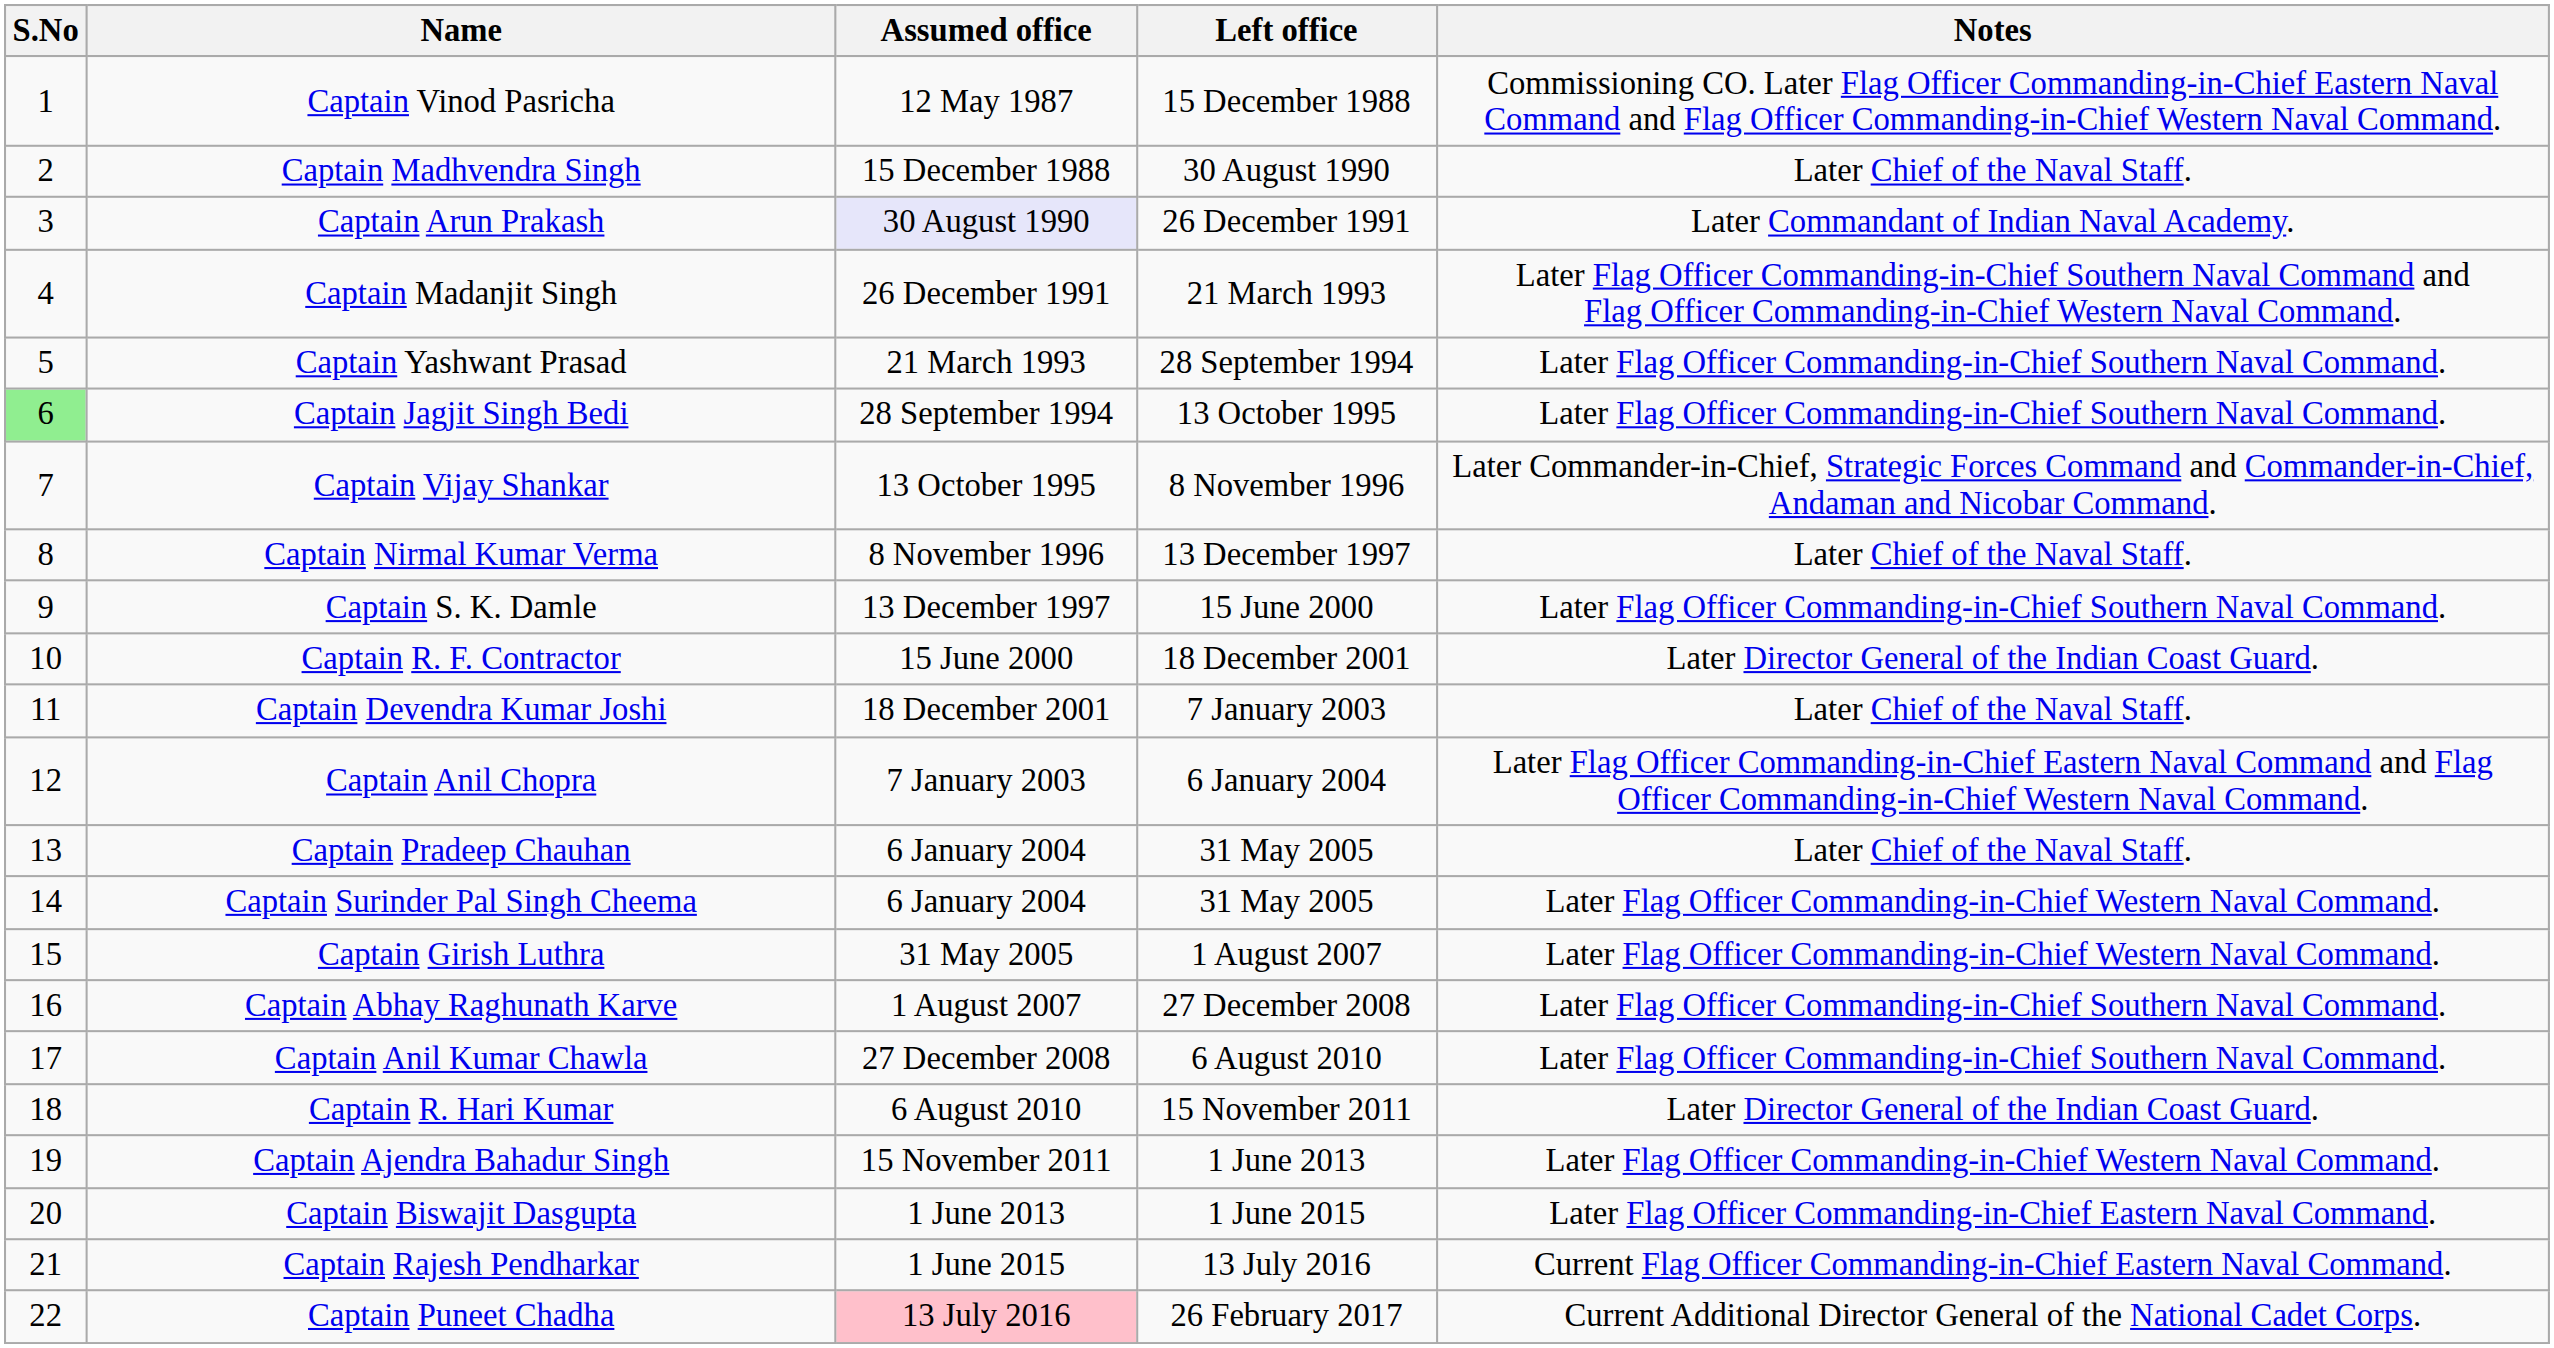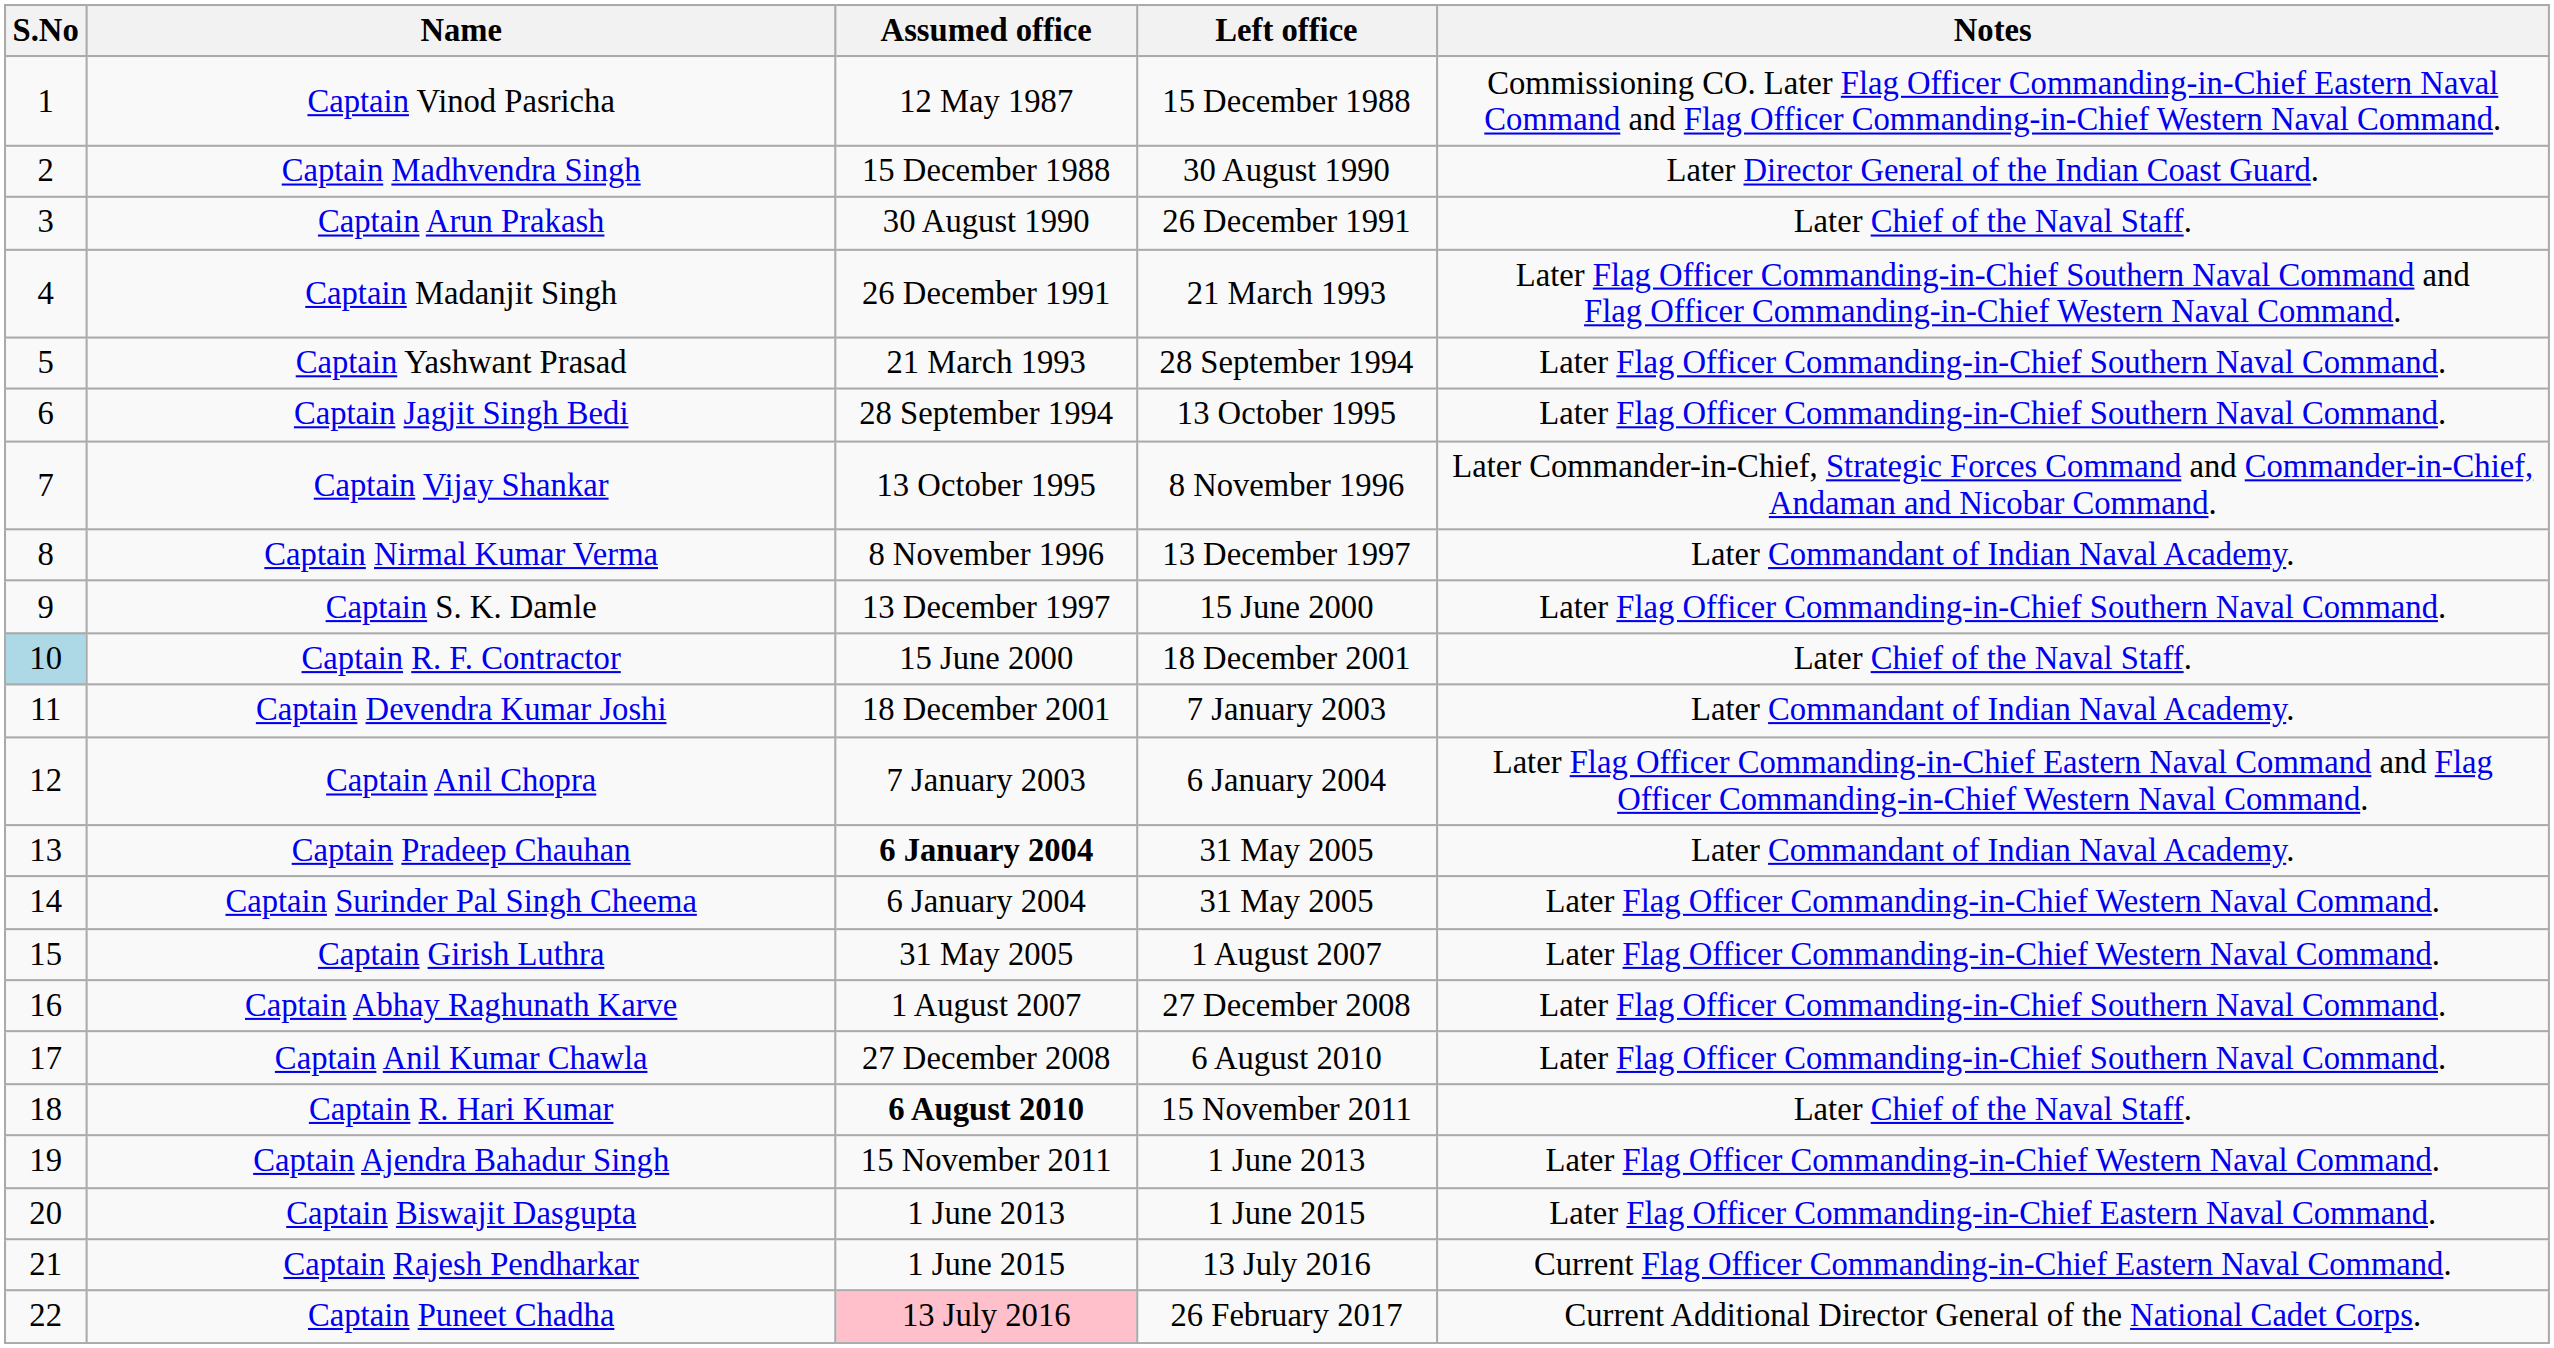(1993, 170) Later Chief of the Naval Staff. -> (1993, 170) Later Director General of the Indian Coast Guard.
(986, 222) lavender background -> (986, 222) no background
(1993, 222) Later Commandant of Indian Naval Academy. -> (1993, 222) Later Chief of the Naval Staff.
(46, 414) lightgreen background -> (46, 414) no background
(1993, 554) Later Chief of the Naval Staff. -> (1993, 554) Later Commandant of Indian Naval Academy.
(46, 658) no background -> (46, 658) lightblue background
(1993, 658) Later Director General of the Indian Coast Guard. -> (1993, 658) Later Chief of the Naval Staff.
(1993, 709) Later Chief of the Naval Staff. -> (1993, 709) Later Commandant of Indian Naval Academy.
(986, 850) normal -> (986, 850) bold
(1993, 850) Later Chief of the Naval Staff. -> (1993, 850) Later Commandant of Indian Naval Academy.
(986, 1109) normal -> (986, 1109) bold
(1993, 1109) Later Director General of the Indian Coast Guard. -> (1993, 1109) Later Chief of the Naval Staff.
